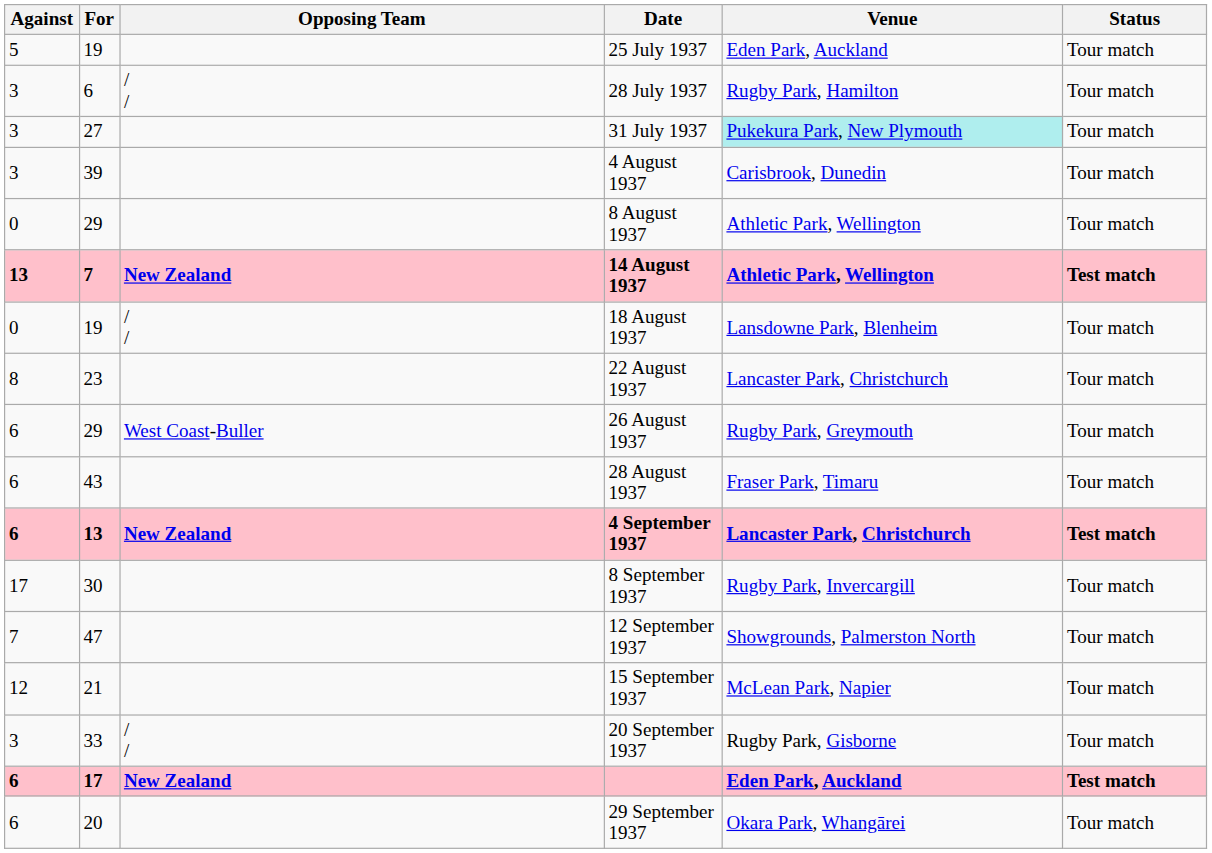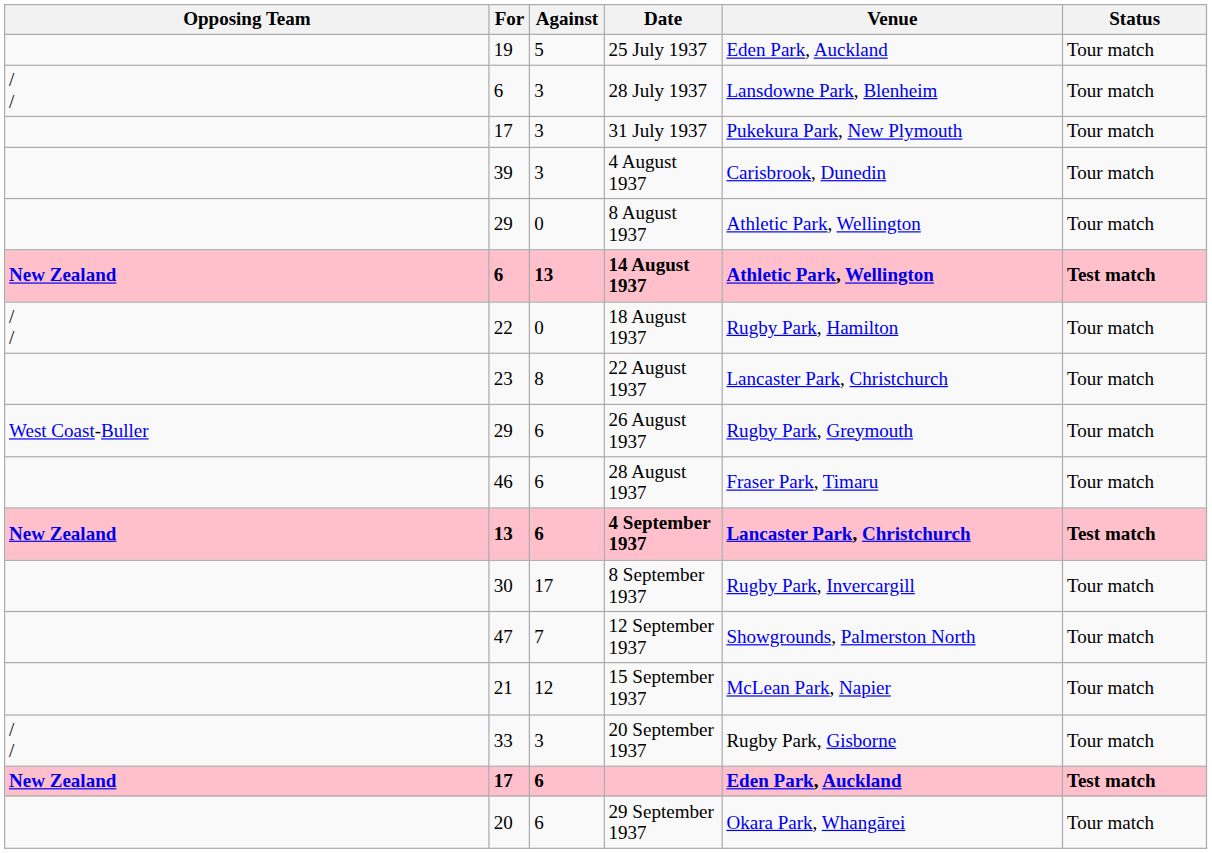columns swapped: (362, 19) <-> (42, 19)
(812, 90) Rugby Park, Hamilton -> (832, 90) Lansdowne Park, Blenheim
(93, 131) 27 -> (503, 131) 17
(844, 131) paleturquoise background -> (844, 131) no background
(88, 275) 7 -> (498, 275) 6
(93, 327) 19 -> (503, 327) 22
(832, 327) Lansdowne Park, Blenheim -> (812, 327) Rugby Park, Hamilton
(93, 482) 43 -> (503, 482) 46
